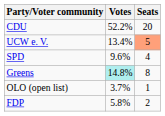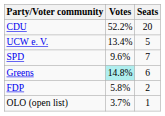(148, 42) lightsalmon background -> (148, 42) no background
(148, 57) 4 -> (148, 57) 7
(148, 73) 8 -> (148, 73) 6
rows swapped: (15, 103) <-> (37, 88)
